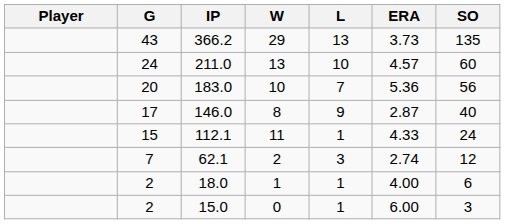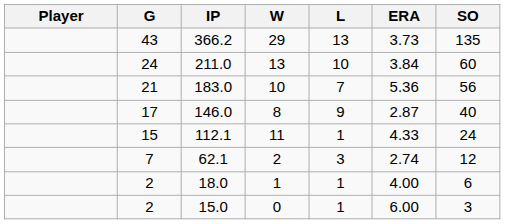(404, 64) 4.57 -> (404, 64) 3.84
(150, 87) 20 -> (150, 87) 21
